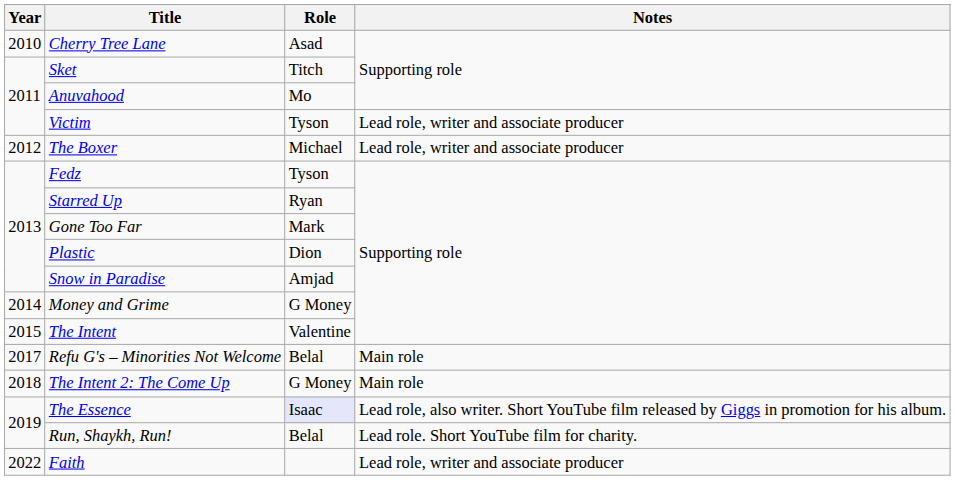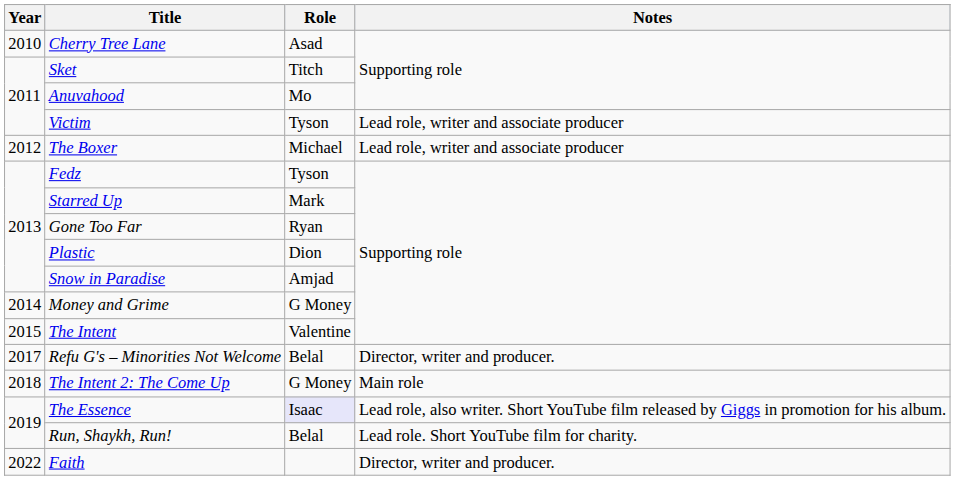(306, 200) Ryan -> (307, 200) Mark
(307, 226) Mark -> (306, 226) Ryan
(391, 357) Main role -> (457, 357) Director, writer and producer.
(491, 461) Lead role, writer and associate producer -> (457, 461) Director, writer and producer.
